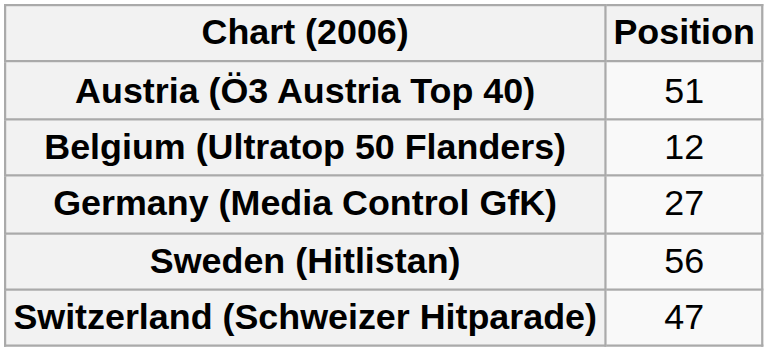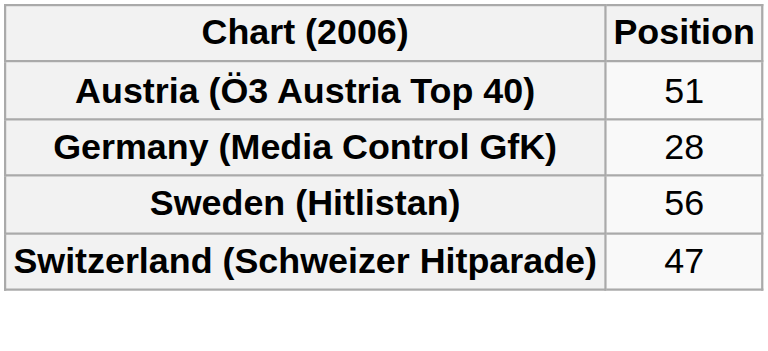- row: (305, 146)
(684, 203) 27 -> (684, 146) 28
